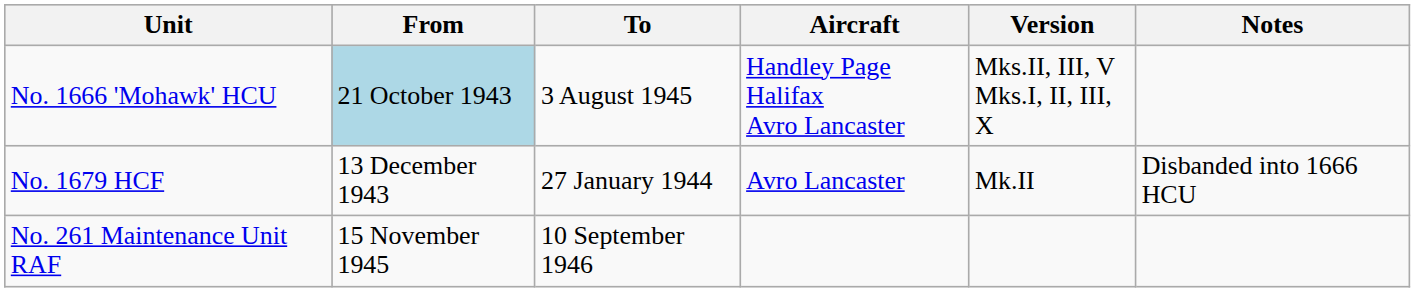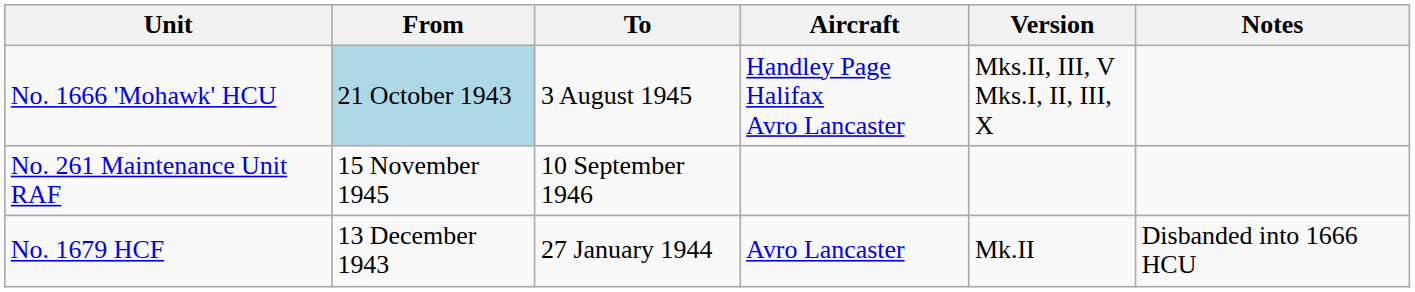rows swapped: (87, 180) <-> (149, 250)
